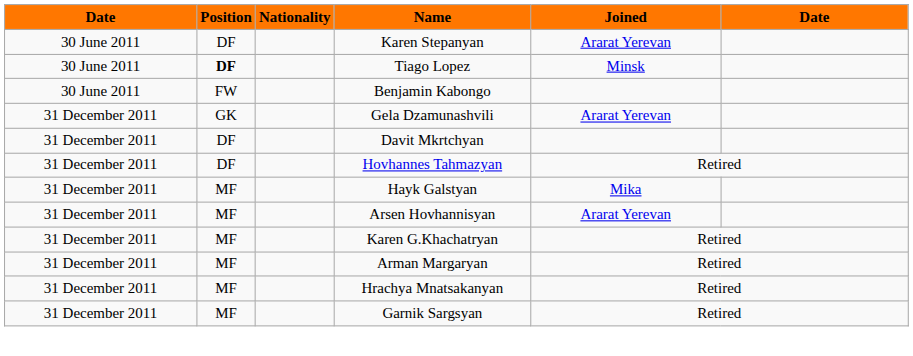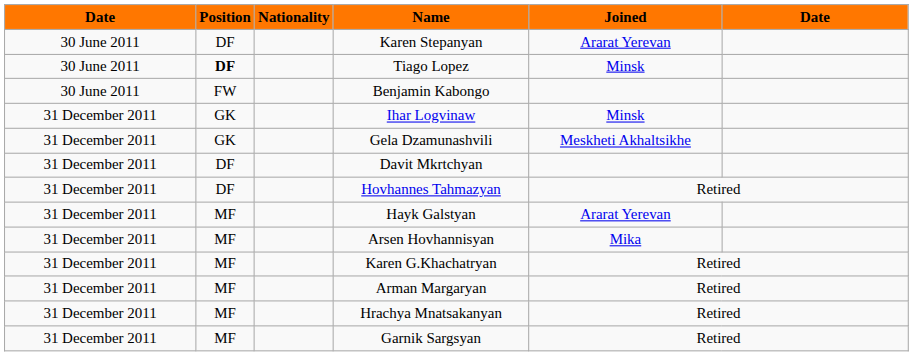+ row: (431, 116)
(626, 116) Ararat Yerevan -> (625, 140) Meskheti Akhaltsikhe
(626, 190) Mika -> (625, 214) Ararat Yerevan
(626, 214) Ararat Yerevan -> (625, 239) Mika
